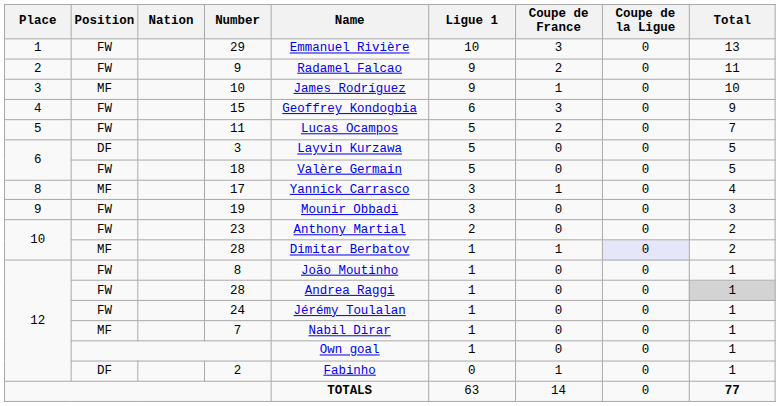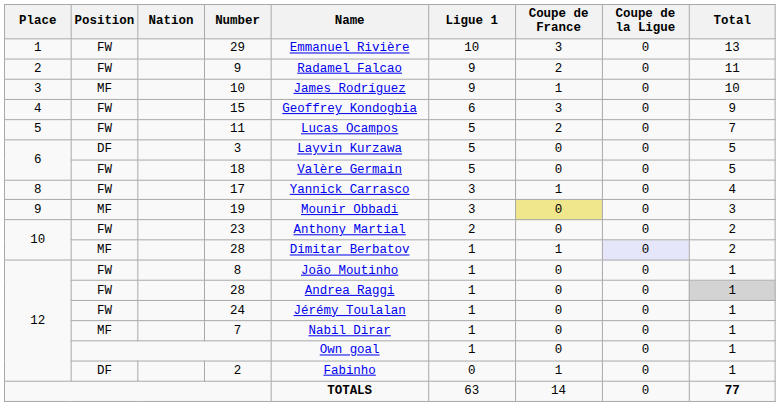(104, 190) MF -> (104, 190) FW
(104, 210) FW -> (104, 210) MF
(559, 210) no background -> (559, 210) khaki background
